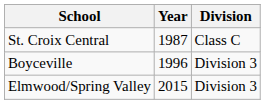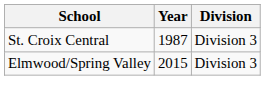(217, 39) Class C -> (226, 39) Division 3
- row: (40, 63)
